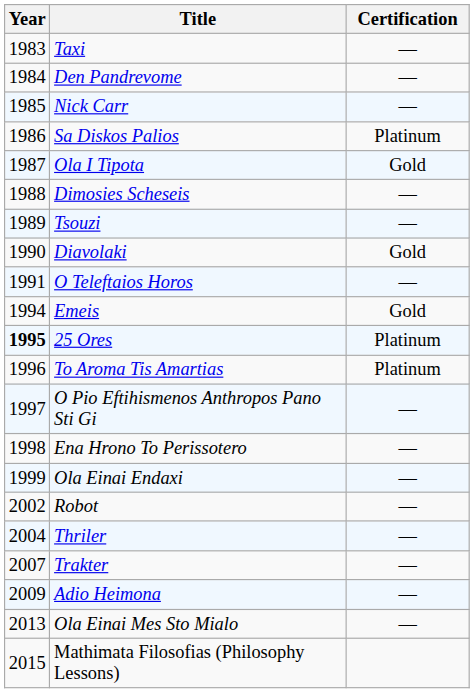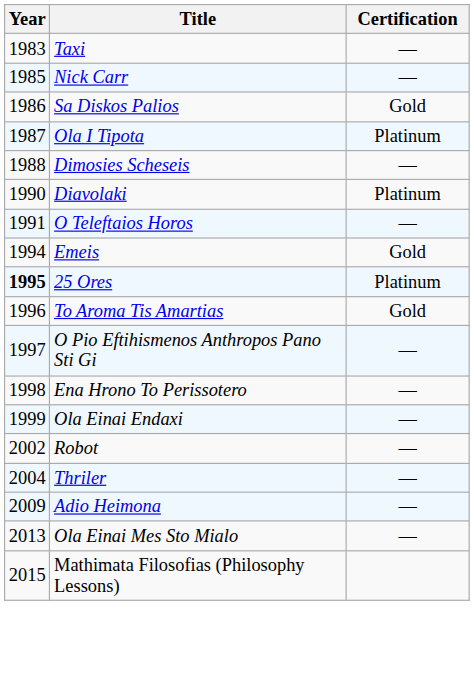- row: (118, 77)
(408, 135) Platinum -> (408, 106) Gold
(408, 164) Gold -> (408, 135) Platinum
- row: (77, 223)
(408, 252) Gold -> (408, 194) Platinum
(408, 369) Platinum -> (408, 310) Gold
- row: (81, 565)
